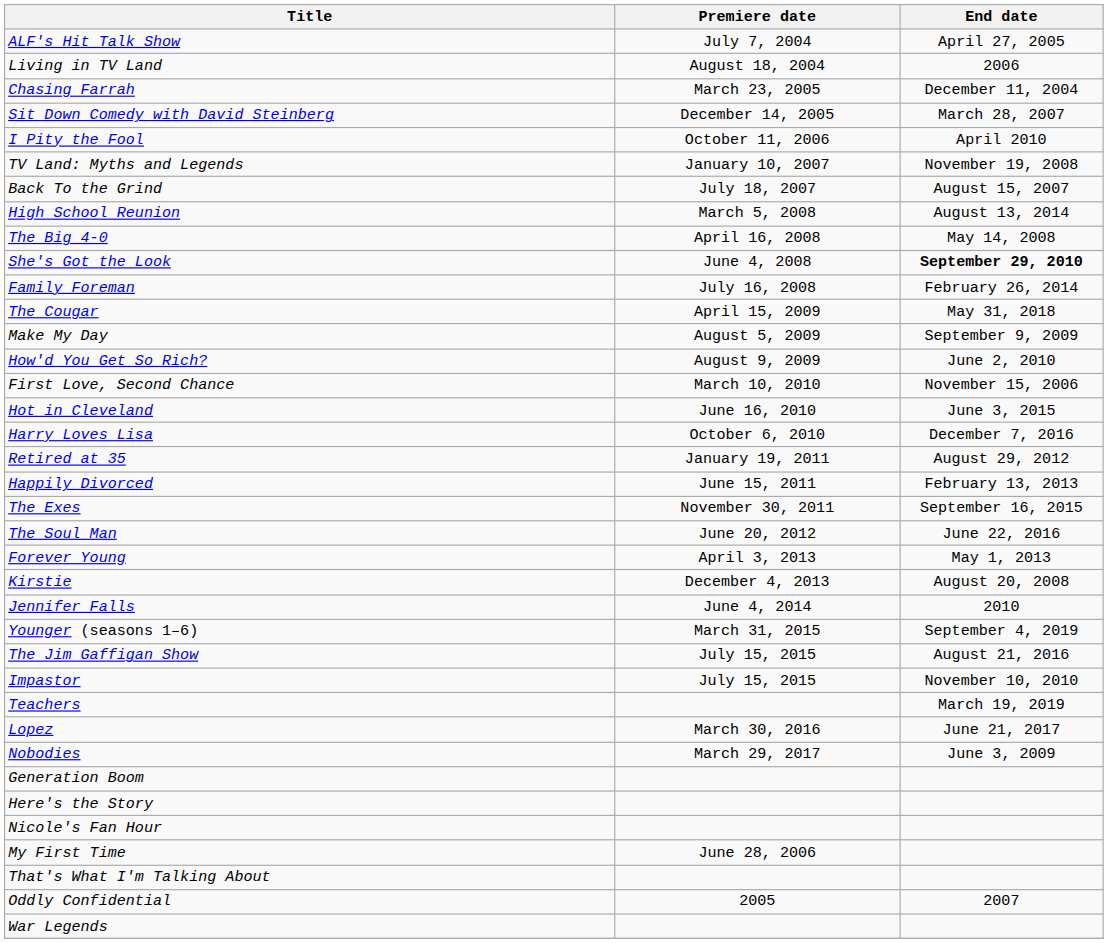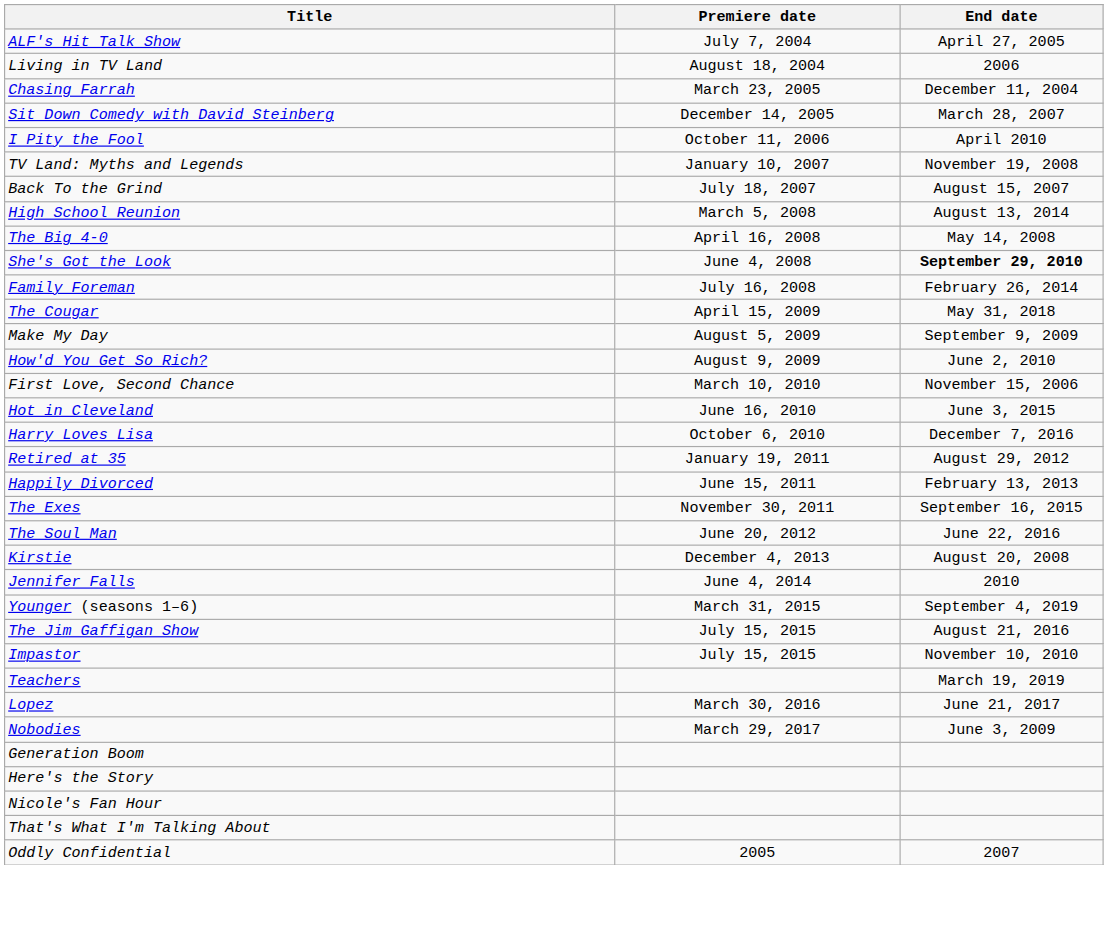- row: (67, 558)
- row: (67, 853)
- row: (58, 926)
